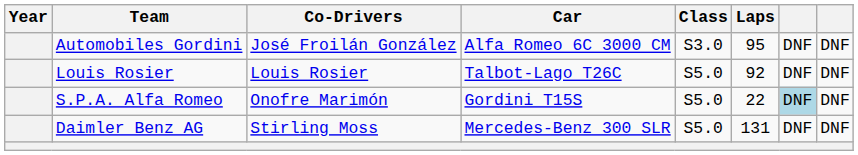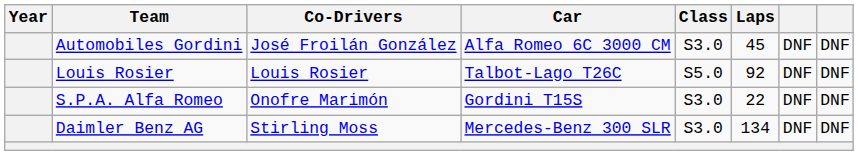(755, 46) 95 -> (755, 46) 45
(703, 101) S5.0 -> (703, 101) S3.0
(798, 101) lightblue background -> (798, 101) no background
(703, 128) S5.0 -> (703, 128) S3.0
(755, 128) 131 -> (755, 128) 134
